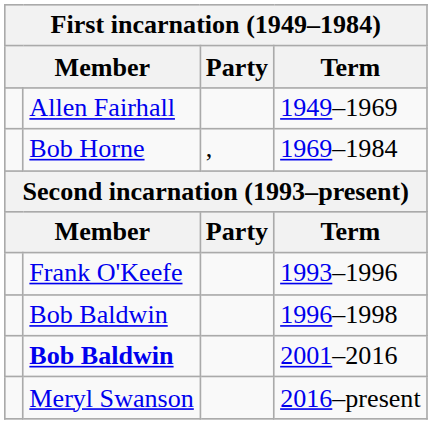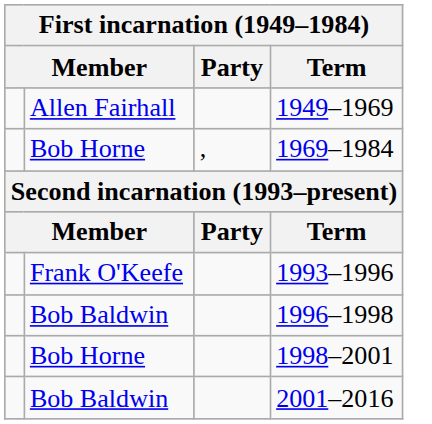+ row: (335, 356)
(101, 356) bold -> (99, 397) normal
- row: (350, 397)
